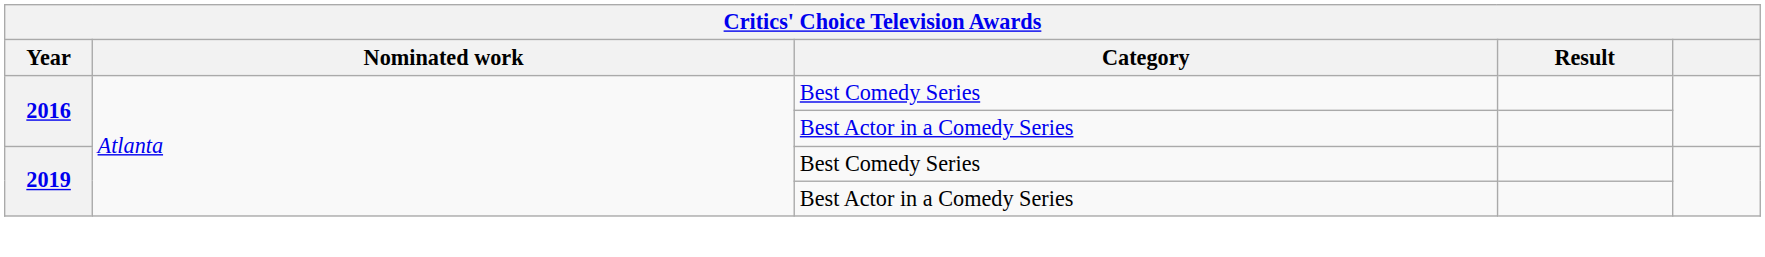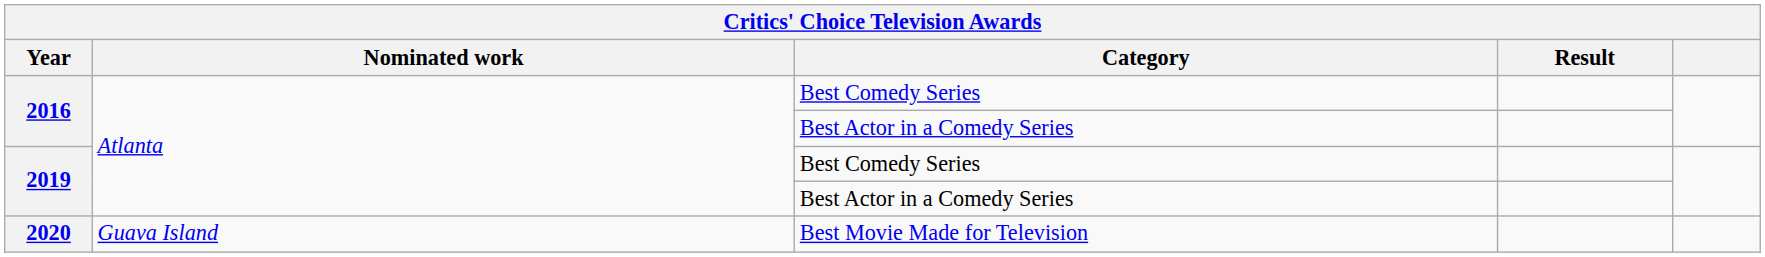+ row: (49, 233)
